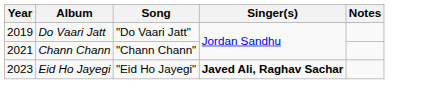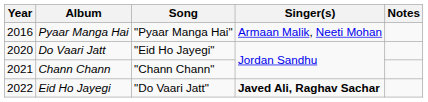+ row: (84, 32)
(20, 32) 2019 -> (20, 50) 2020
(153, 32) "Do Vaari Jatt" -> (174, 50) "Eid Ho Jayegi"
(20, 69) 2023 -> (20, 87) 2022
(156, 69) "Eid Ho Jayegi" -> (172, 87) "Do Vaari Jatt"
